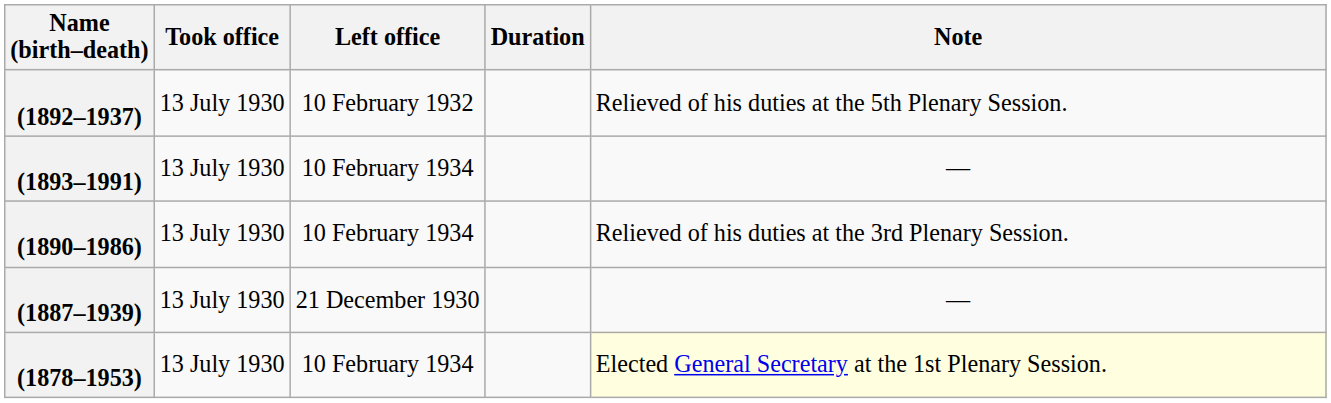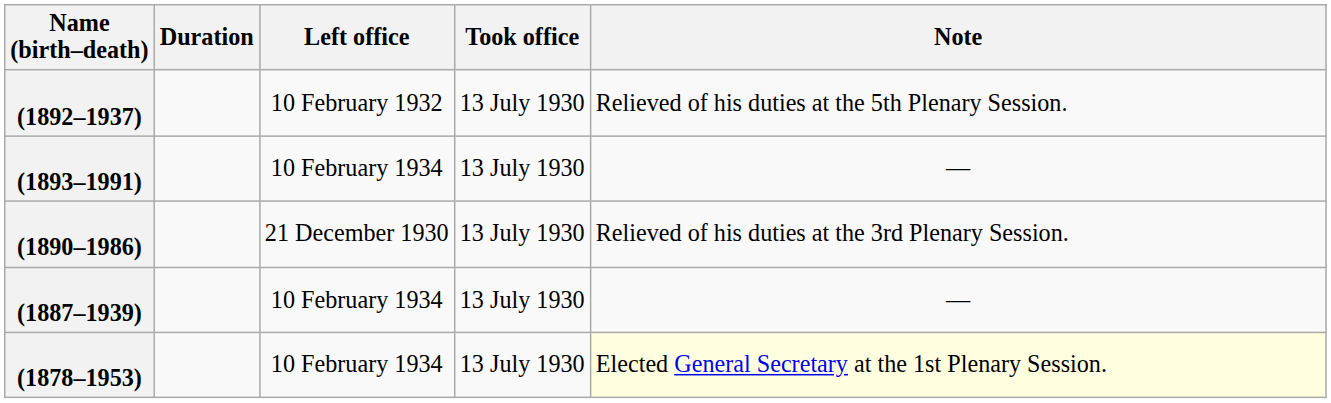columns swapped: (222, 37) <-> (538, 37)
(388, 233) 10 February 1934 -> (357, 233) 21 December 1930
(388, 299) 21 December 1930 -> (357, 299) 10 February 1934
